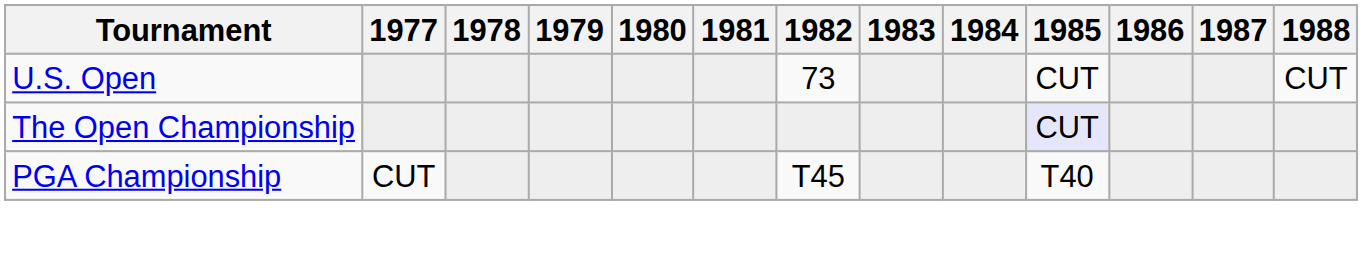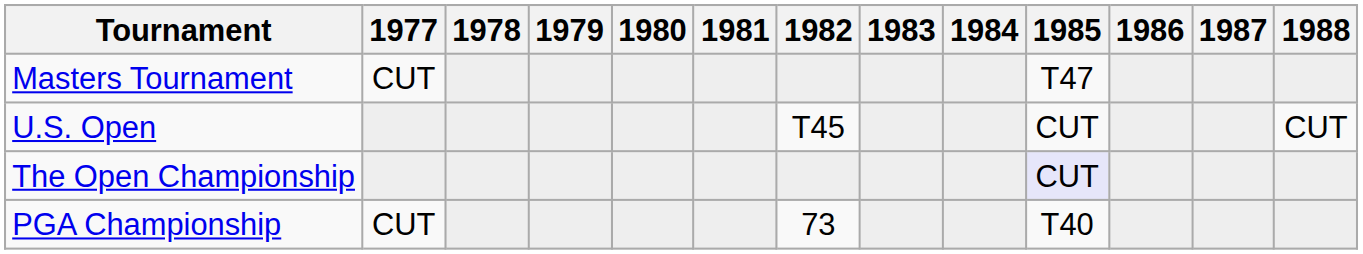+ row: (152, 78)
(818, 78) 73 -> (818, 127) T45
(818, 176) T45 -> (818, 225) 73
